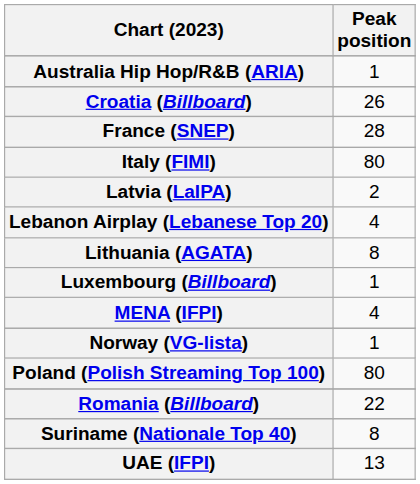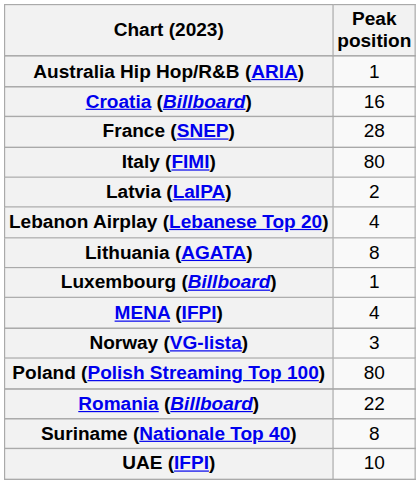(374, 101) 26 -> (374, 101) 16
(374, 342) 1 -> (374, 342) 3
(374, 463) 13 -> (374, 463) 10
